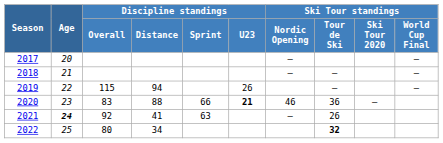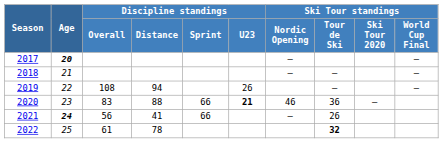(67, 60) normal -> (67, 60) bold
(107, 88) 115 -> (107, 88) 108
(107, 117) 92 -> (107, 117) 56
(206, 117) 63 -> (206, 117) 66
(107, 131) 80 -> (107, 131) 61
(157, 131) 34 -> (157, 131) 78
